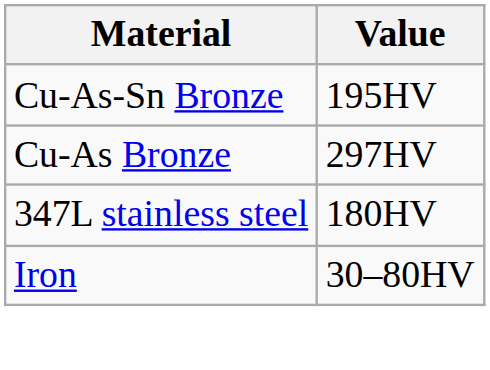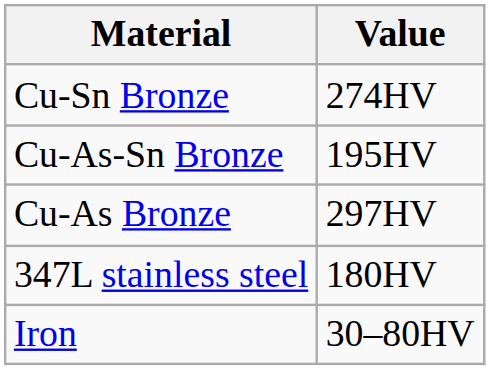+ row: (121, 94)
